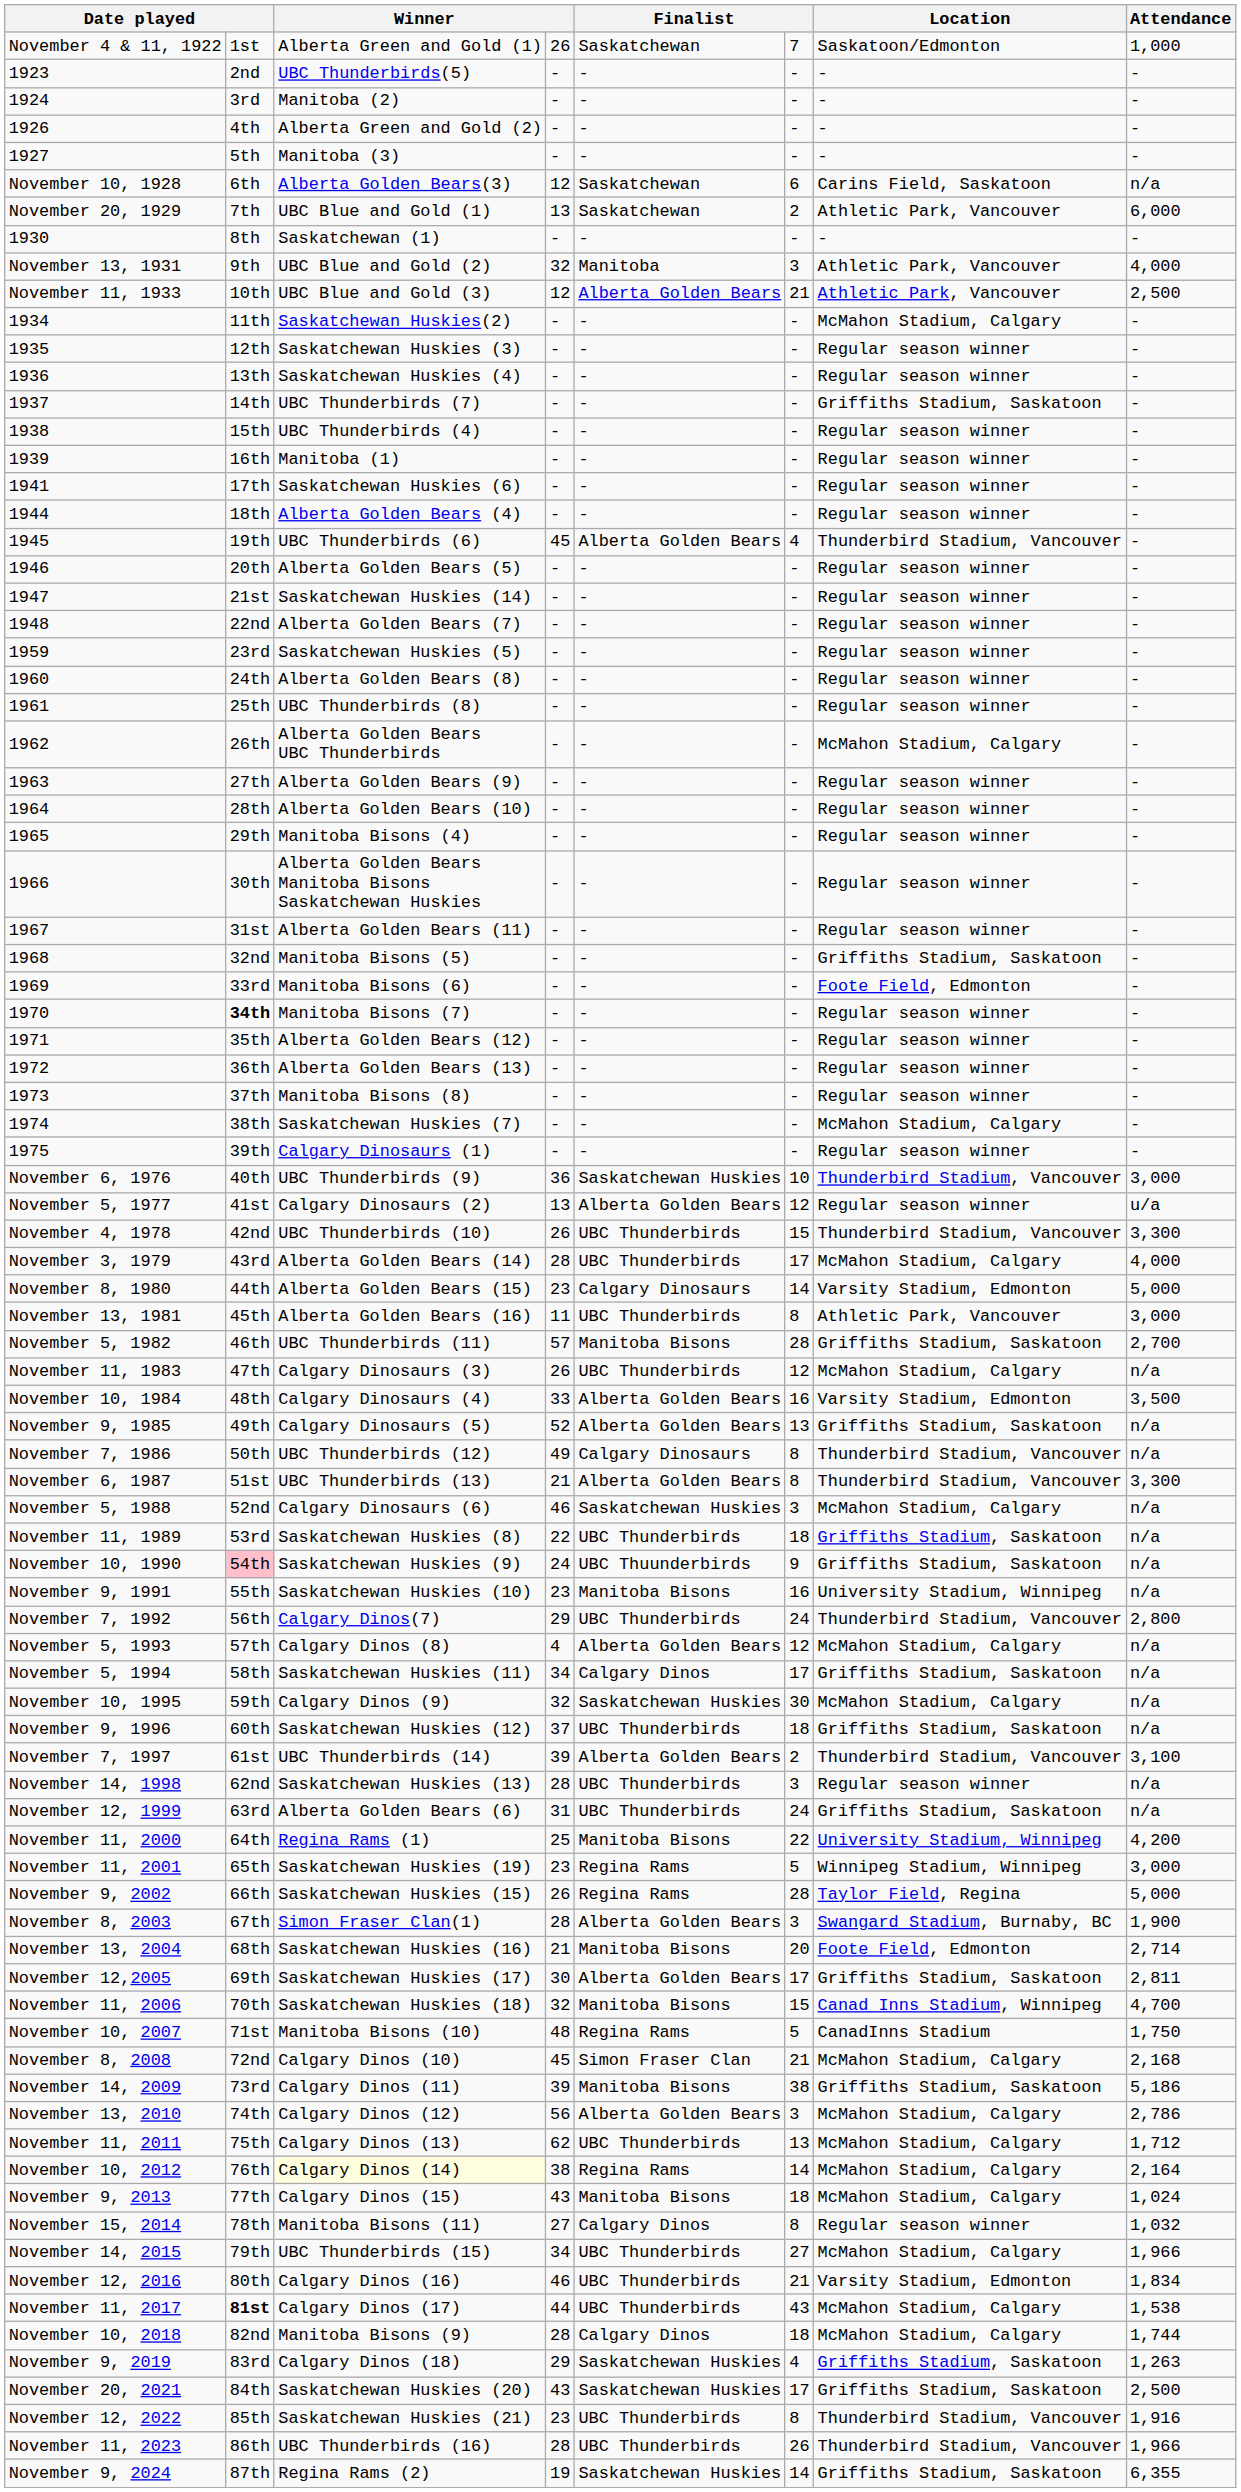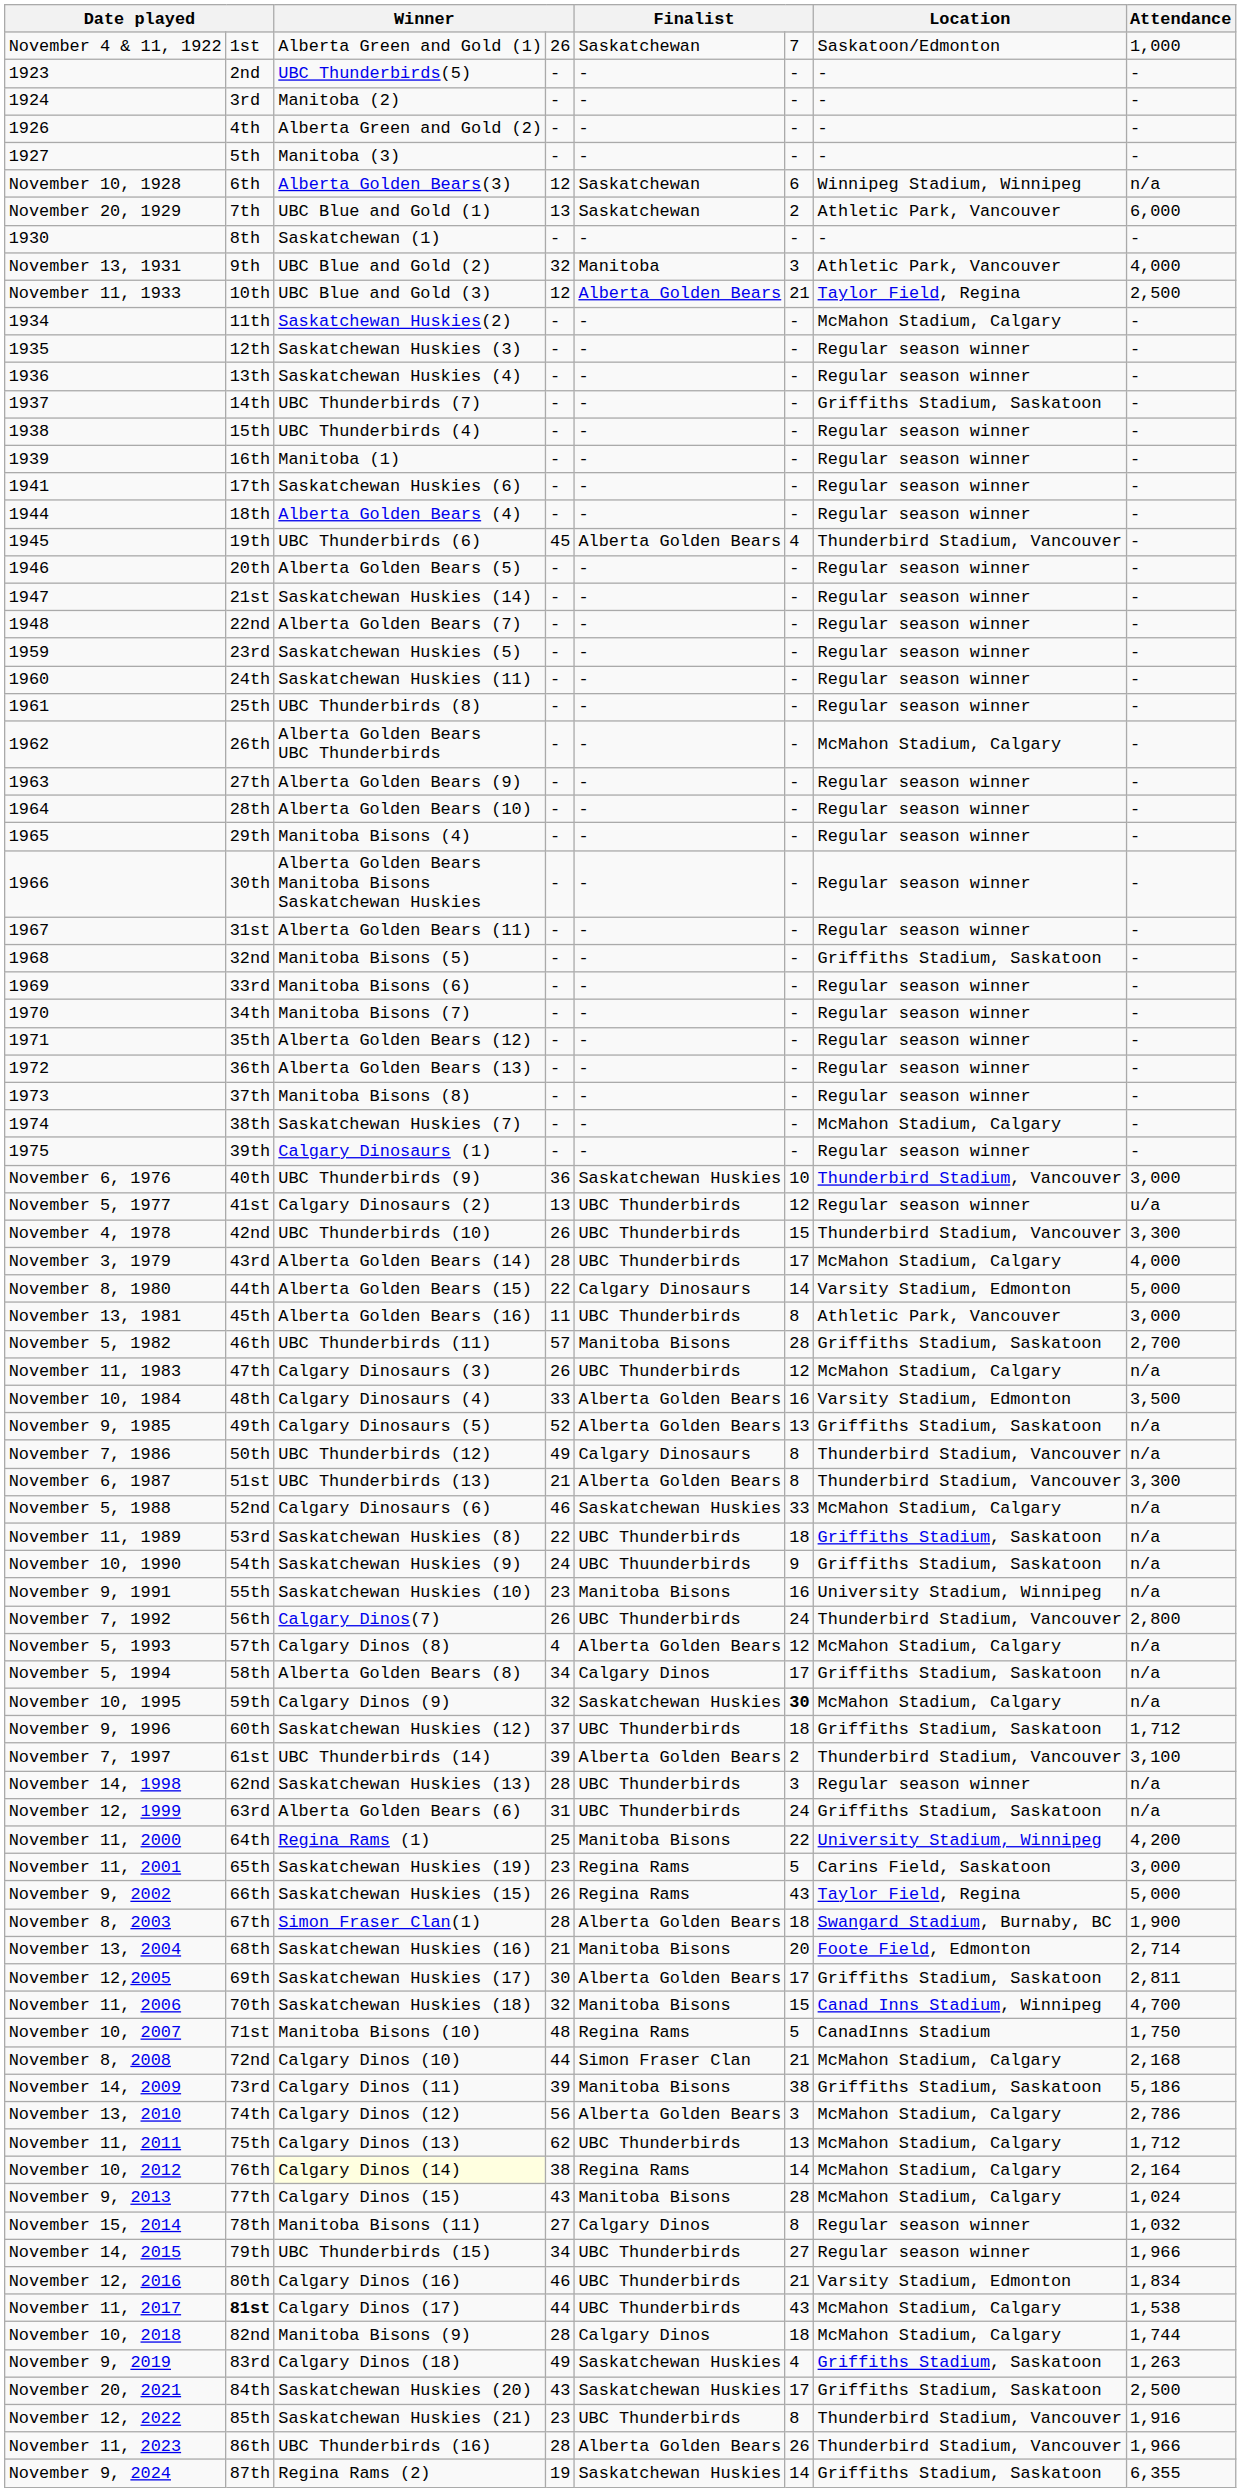(934, 184) Carins Field, Saskatoon -> (949, 184) Winnipeg Stadium, Winnipeg
(939, 294) Athletic Park, Vancouver -> (919, 294) Taylor Field, Regina
(400, 679) Alberta Golden Bears (8) -> (405, 679) Saskatchewan Huskies (11)
(924, 986) Foote Field, Edmonton -> (924, 986) Regular season winner
(250, 1013) bold -> (250, 1013) normal
(680, 1206) Alberta Golden Bears -> (660, 1206) UBC Thunderbirds
(560, 1289) 23 -> (560, 1289) 22
(794, 1509) 3 -> (799, 1509) 33
(250, 1564) pink background -> (250, 1564) no background
(560, 1619) 29 -> (560, 1619) 26
(405, 1674) Saskatchewan Huskies (11) -> (400, 1674) Alberta Golden Bears (8)
(799, 1702) normal -> (799, 1702) bold
(1145, 1730) n/a -> (1155, 1730) 1,712
(949, 1867) Winnipeg Stadium, Winnipeg -> (934, 1867) Carins Field, Saskatoon
(799, 1895) 28 -> (799, 1895) 43
(794, 1922) 3 -> (799, 1922) 18
(560, 2060) 45 -> (560, 2060) 44
(799, 2198) 18 -> (799, 2198) 28
(939, 2253) McMahon Stadium, Calgary -> (924, 2253) Regular season winner
(560, 2363) 29 -> (560, 2363) 49
(660, 2446) UBC Thunderbirds -> (680, 2446) Alberta Golden Bears
